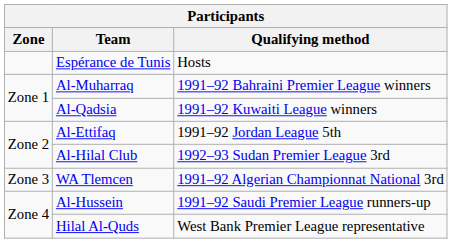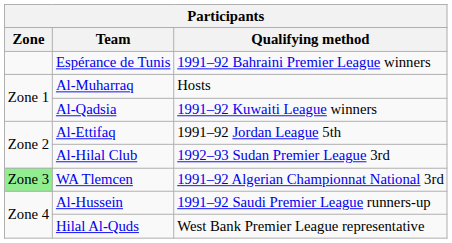(194, 62) Hosts -> (304, 62) 1991–92 Bahraini Premier League winners
(304, 86) 1991–92 Bahraini Premier League winners -> (194, 86) Hosts
(28, 179) no background -> (28, 179) lightgreen background
